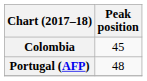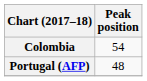(118, 47) 45 -> (118, 47) 54
